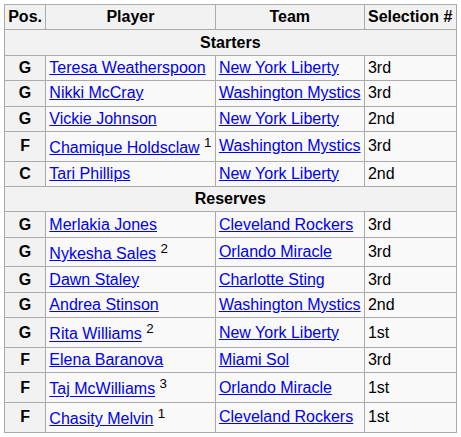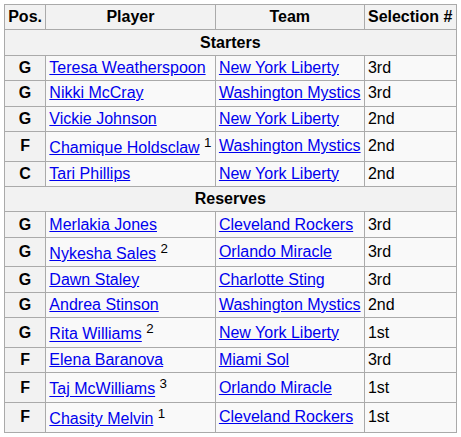(380, 146) 3rd -> (381, 146) 2nd
